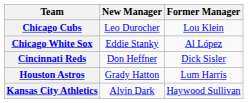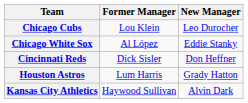columns swapped: (204, 12) <-> (132, 12)
